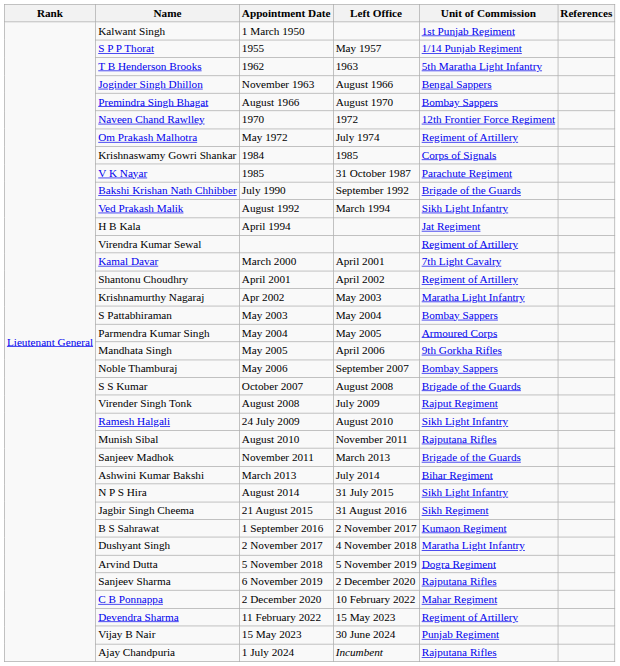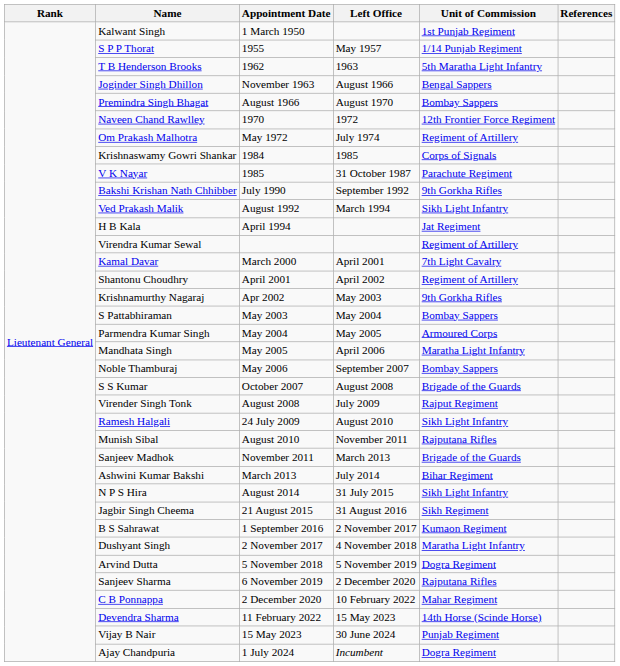(471, 191) Brigade of the Guards -> (462, 191) 9th Gorkha Rifles
(473, 297) Maratha Light Infantry -> (462, 297) 9th Gorkha Rifles
(462, 350) 9th Gorkha Rifles -> (473, 350) Maratha Light Infantry
(470, 617) Regiment of Artillery -> (482, 617) 14th Horse (Scinde Horse)
(459, 652) Rajputana Rifles -> (459, 652) Dogra Regiment
